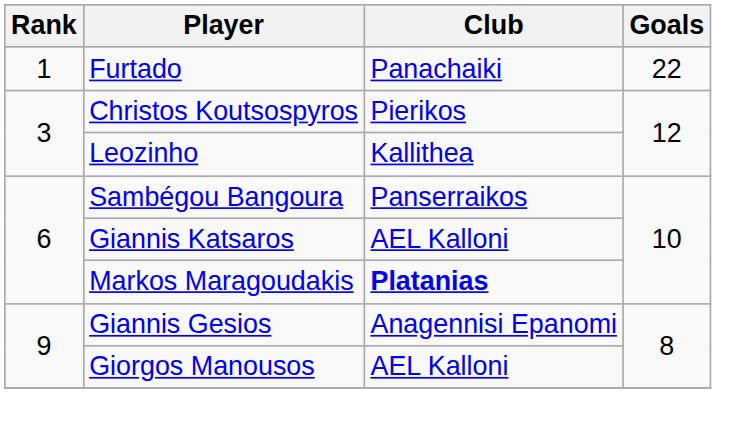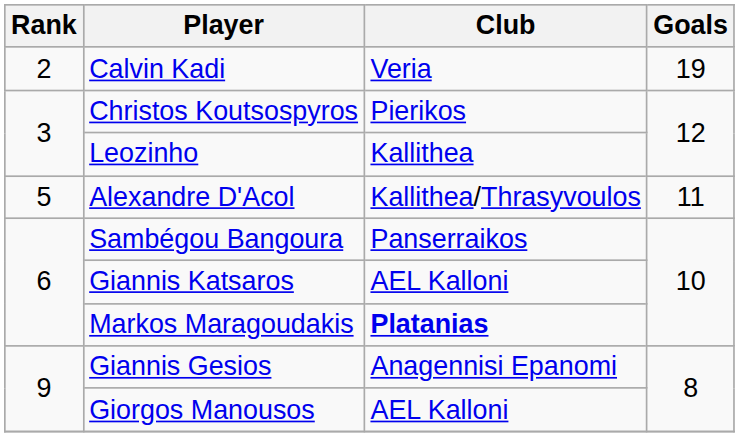- row: (135, 68)
+ row: (157, 68)
+ row: (192, 196)
